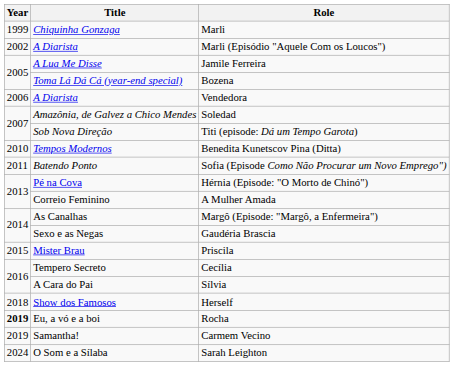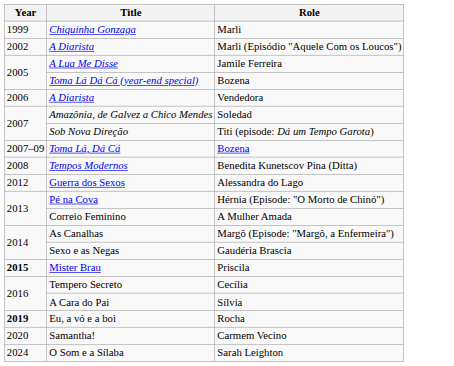+ row: (85, 149)
(18, 149) 2010 -> (18, 166) 2008
- row: (65, 166)
+ row: (87, 183)
(18, 251) normal -> (18, 268) bold
- row: (75, 302)
(18, 336) 2019 -> (18, 336) 2020
